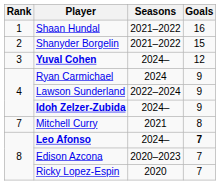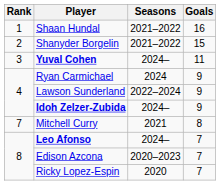(199, 60) 12 -> (199, 60) 11
(199, 140) bold -> (199, 140) normal
